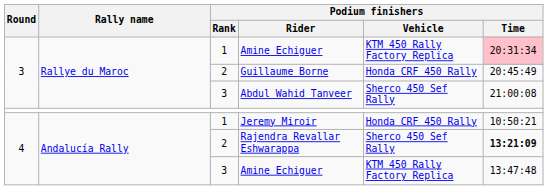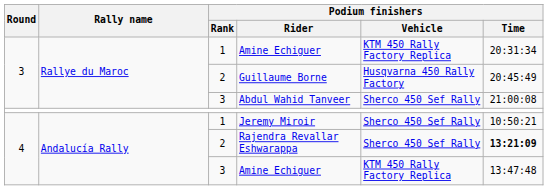(513, 51) pink background -> (513, 51) no background
(421, 73) Honda CRF 450 Rally -> (419, 78) Husqvarna 450 Rally Factory
(421, 121) Honda CRF 450 Rally -> (422, 121) Sherco 450 Sef Rally
